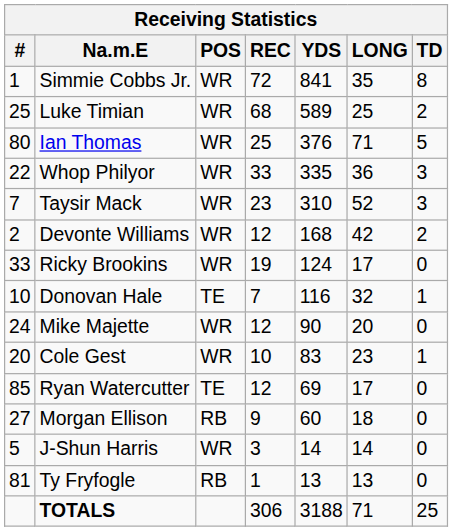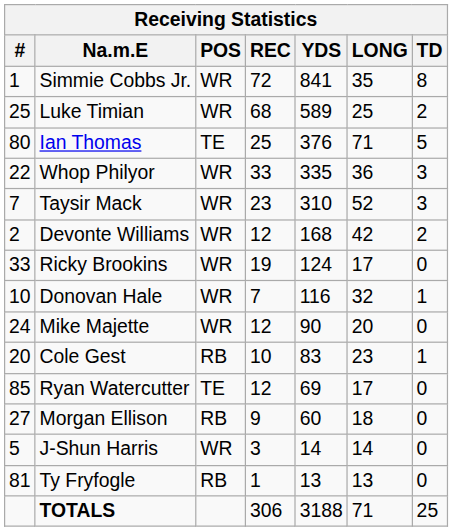(216, 142) WR -> (213, 142) TE
(213, 296) TE -> (216, 296) WR
(216, 357) WR -> (214, 357) RB
